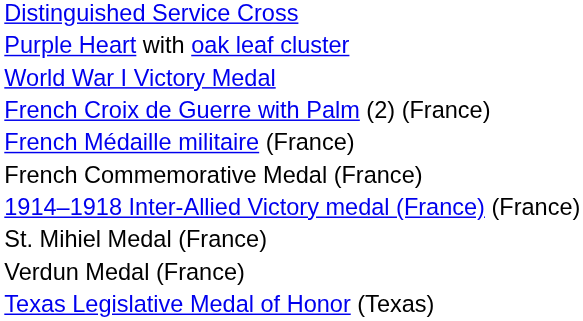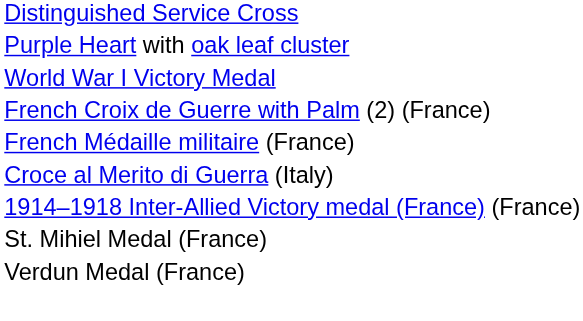+ row: (169, 175)
- row: (213, 175)
- row: (219, 304)
